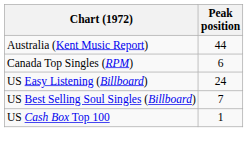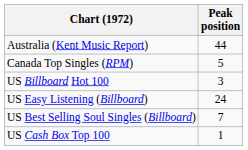(221, 63) 6 -> (221, 63) 5
+ row: (58, 81)
